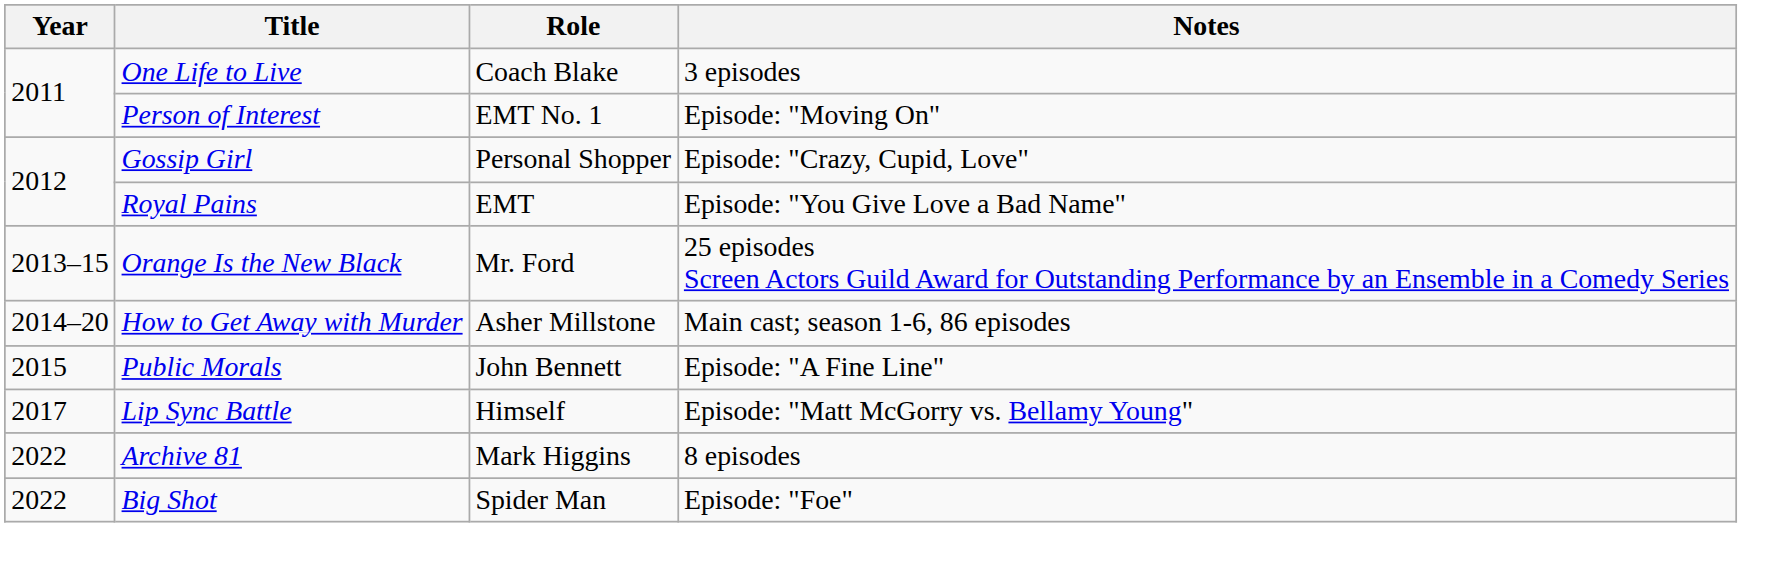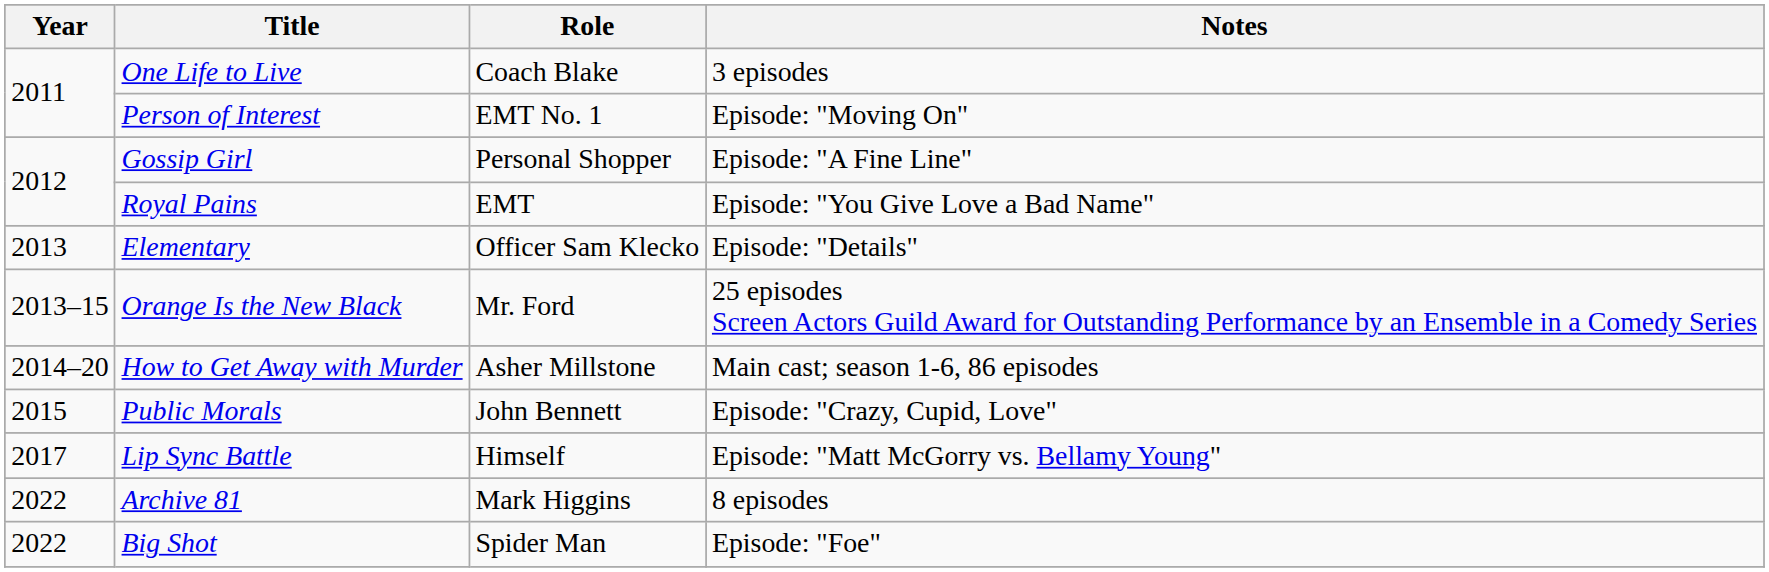(856, 159) Episode: "Crazy, Cupid, Love" -> (842, 159) Episode: "A Fine Line"
+ row: (186, 247)
(814, 366) Episode: "A Fine Line" -> (884, 411) Episode: "Crazy, Cupid, Love"
